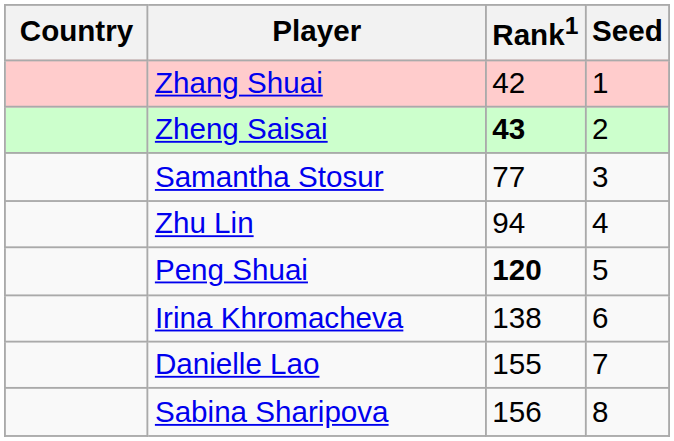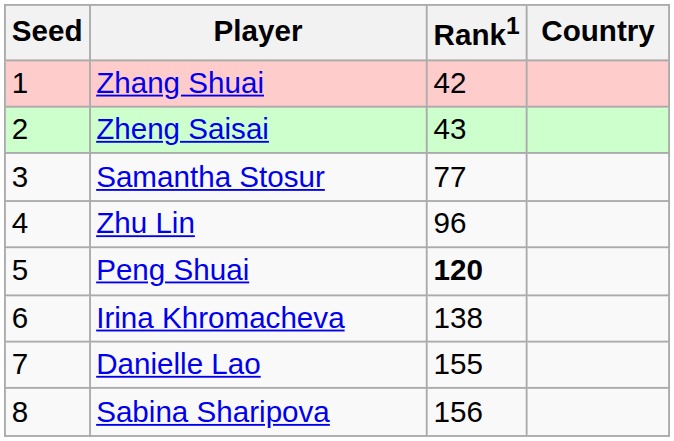columns swapped: (76, 31) <-> (627, 31)
(509, 129) bold -> (450, 129) normal
(509, 223) 94 -> (450, 223) 96
